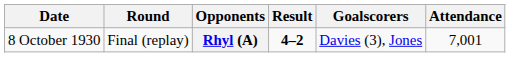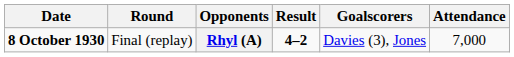(54, 39) normal -> (56, 39) bold
(465, 39) 7,001 -> (469, 39) 7,000
